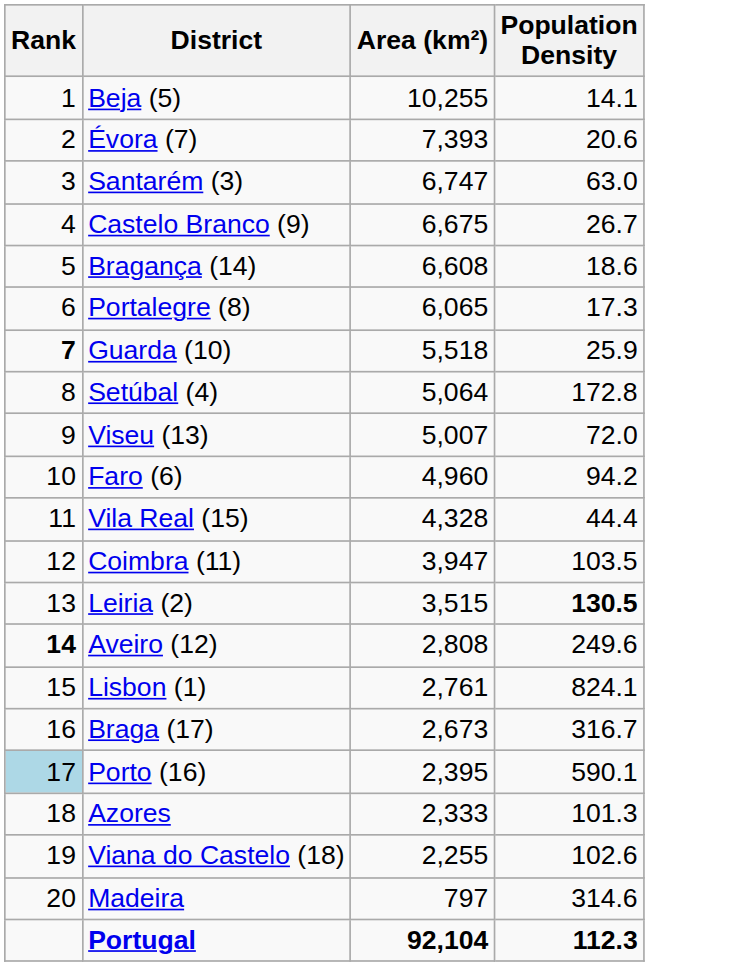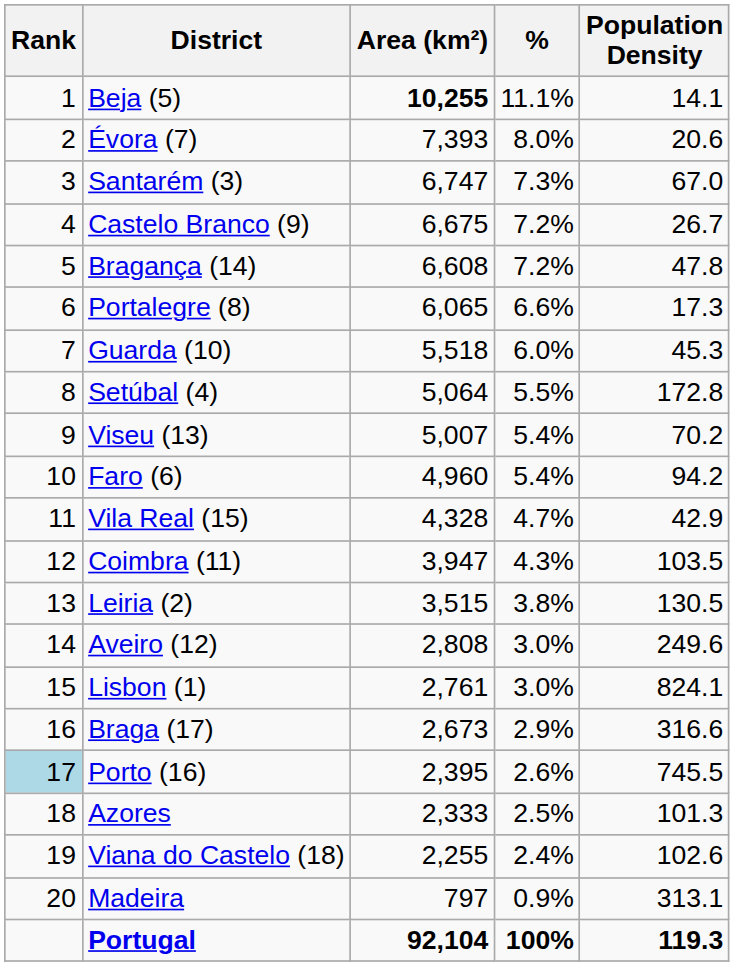+ column: (537, 40)
(448, 97) normal -> (448, 97) bold
(612, 181) 63.0 -> (697, 181) 67.0
(612, 266) 18.6 -> (697, 266) 47.8
(69, 350) bold -> (69, 350) normal
(612, 350) 25.9 -> (697, 350) 45.3
(612, 434) 72.0 -> (697, 434) 70.2
(612, 518) 44.4 -> (697, 518) 42.9
(604, 603) bold -> (690, 603) normal
(61, 645) bold -> (61, 645) normal
(604, 729) 316.7 -> (690, 729) 316.6
(604, 771) 590.1 -> (690, 771) 745.5
(604, 897) 314.6 -> (690, 897) 313.1
(605, 940) 112.3 -> (691, 940) 119.3
